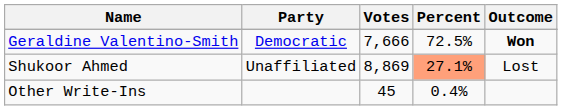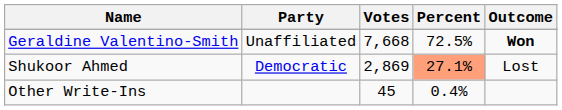(301, 42) Democratic -> (301, 42) Unaffiliated
(386, 42) 7,666 -> (386, 42) 7,668
(301, 67) Unaffiliated -> (301, 67) Democratic
(386, 67) 8,869 -> (386, 67) 2,869
